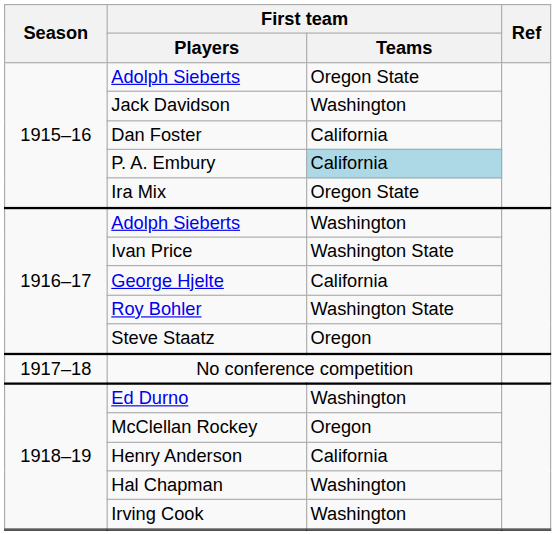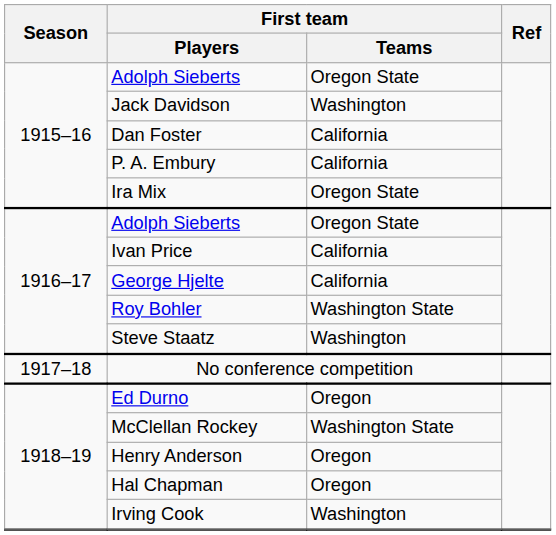(349, 163) lightblue background -> (349, 163) no background
(358, 222) Washington -> (365, 222) Oregon State
(382, 251) Washington State -> (349, 251) California
(341, 338) Oregon -> (358, 338) Washington
(358, 398) Washington -> (341, 398) Oregon
(341, 427) Oregon -> (382, 427) Washington State
(349, 456) California -> (341, 456) Oregon
(358, 485) Washington -> (341, 485) Oregon
